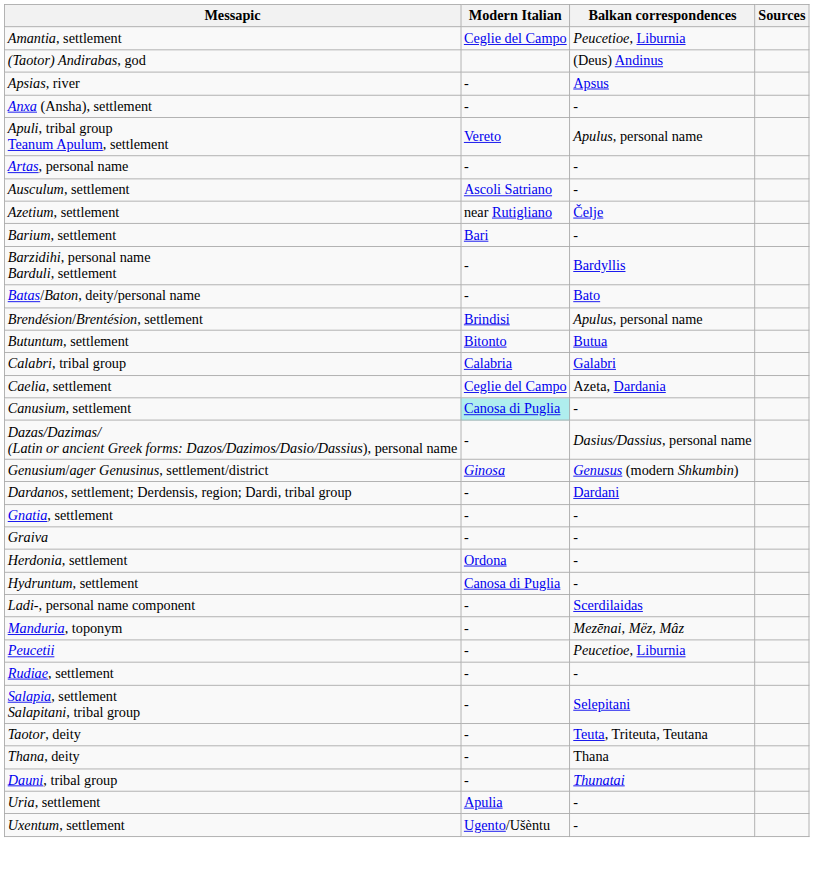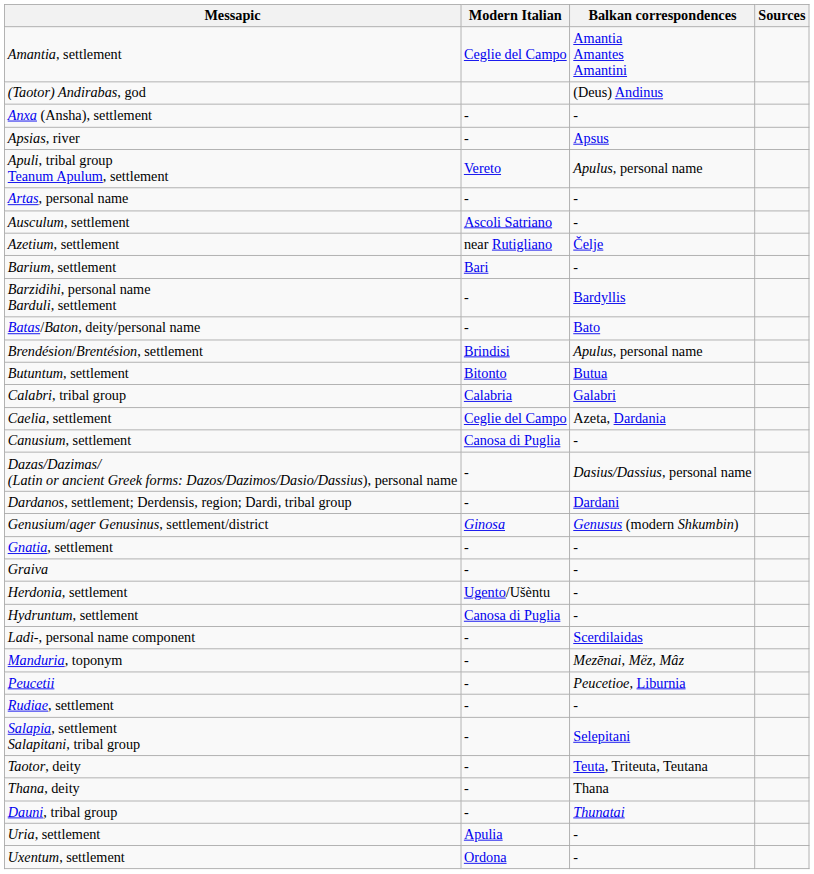(629, 38) Peucetioe, Liburnia -> (600, 54) Amantia Amantes Amantini
rows swapped: (80, 106) <-> (44, 83)
(512, 409) paleturquoise background -> (512, 441) no background
rows swapped: (180, 492) <-> (138, 470)
(485, 560) Ordona -> (507, 592) Ugento/Ušèntu
(507, 825) Ugento/Ušèntu -> (485, 857) Ordona
